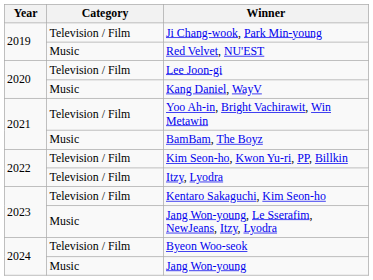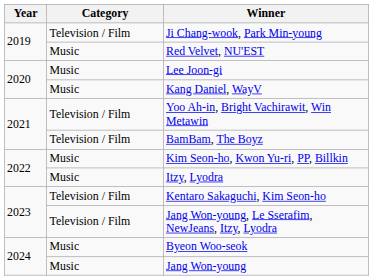(90, 70) Television / Film -> (64, 70) Music
(64, 139) Music -> (90, 139) Television / Film
(90, 158) Television / Film -> (64, 158) Music
(90, 177) Television / Film -> (64, 177) Music
(64, 221) Music -> (90, 221) Television / Film
(90, 247) Television / Film -> (64, 247) Music
